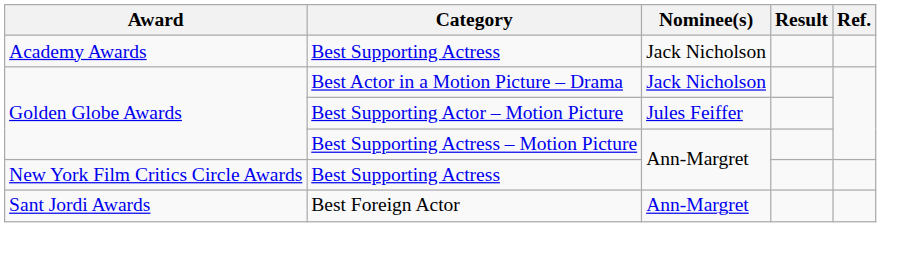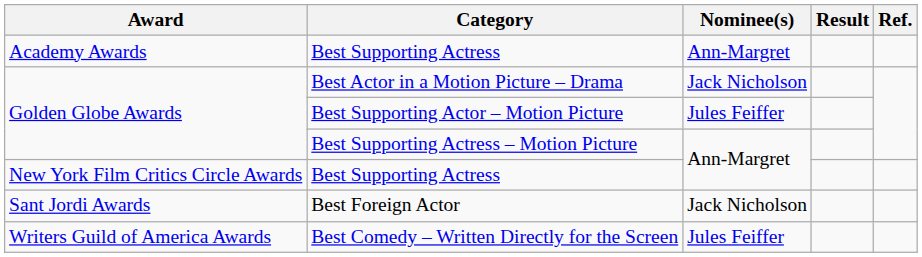(706, 50) Jack Nicholson -> (739, 50) Ann-Margret
(697, 205) Ann-Margret -> (747, 205) Jack Nicholson
+ row: (140, 236)
